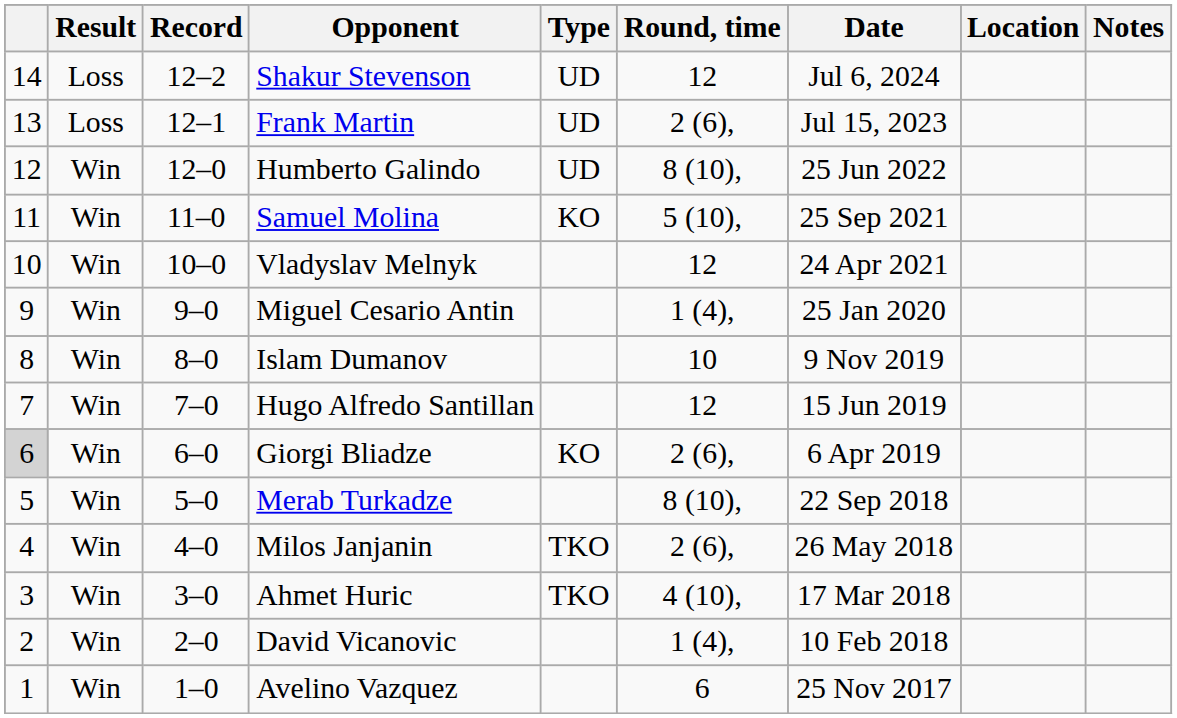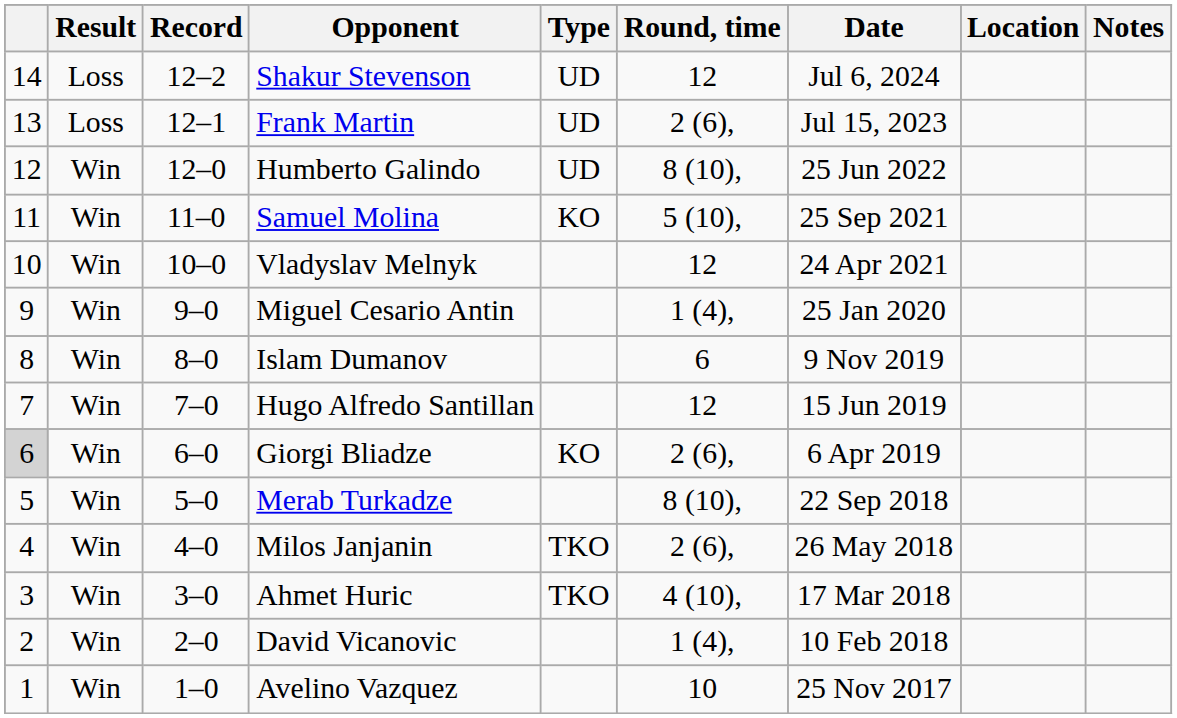(702, 358) 10 -> (702, 358) 6
(702, 688) 6 -> (702, 688) 10
